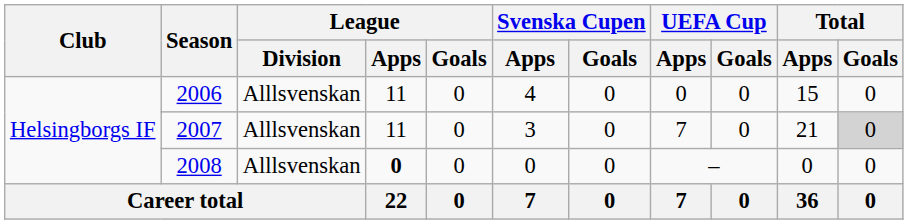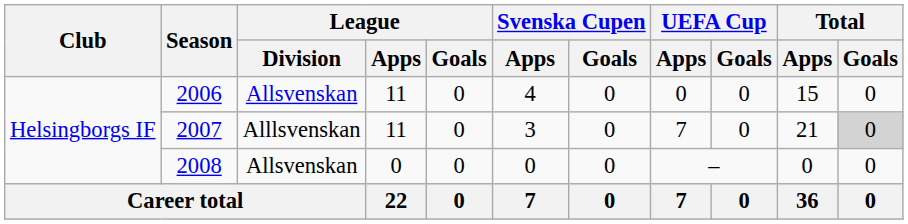(302, 93) Alllsvenskan -> (302, 93) Allsvenskan
(302, 165) Alllsvenskan -> (302, 165) Allsvenskan
(396, 165) bold -> (396, 165) normal
